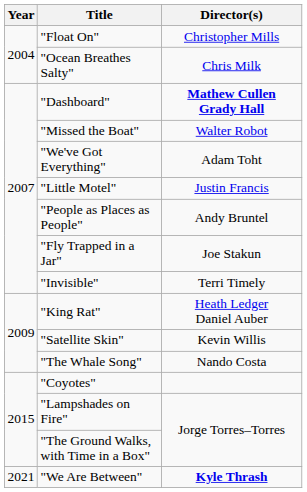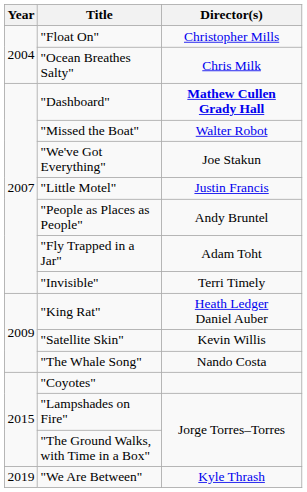(232, 159) Adam Toht -> (232, 159) Joe Stakun
(232, 253) Joe Stakun -> (232, 253) Adam Toht
(21, 477) 2021 -> (21, 477) 2019
(232, 477) bold -> (232, 477) normal
